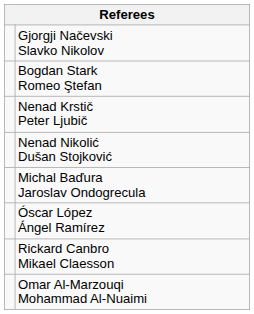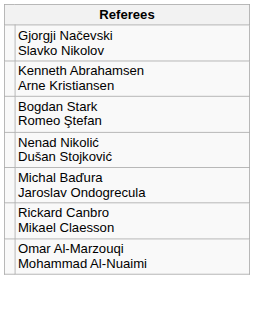+ row: (81, 78)
- row: (55, 114)
- row: (61, 220)
